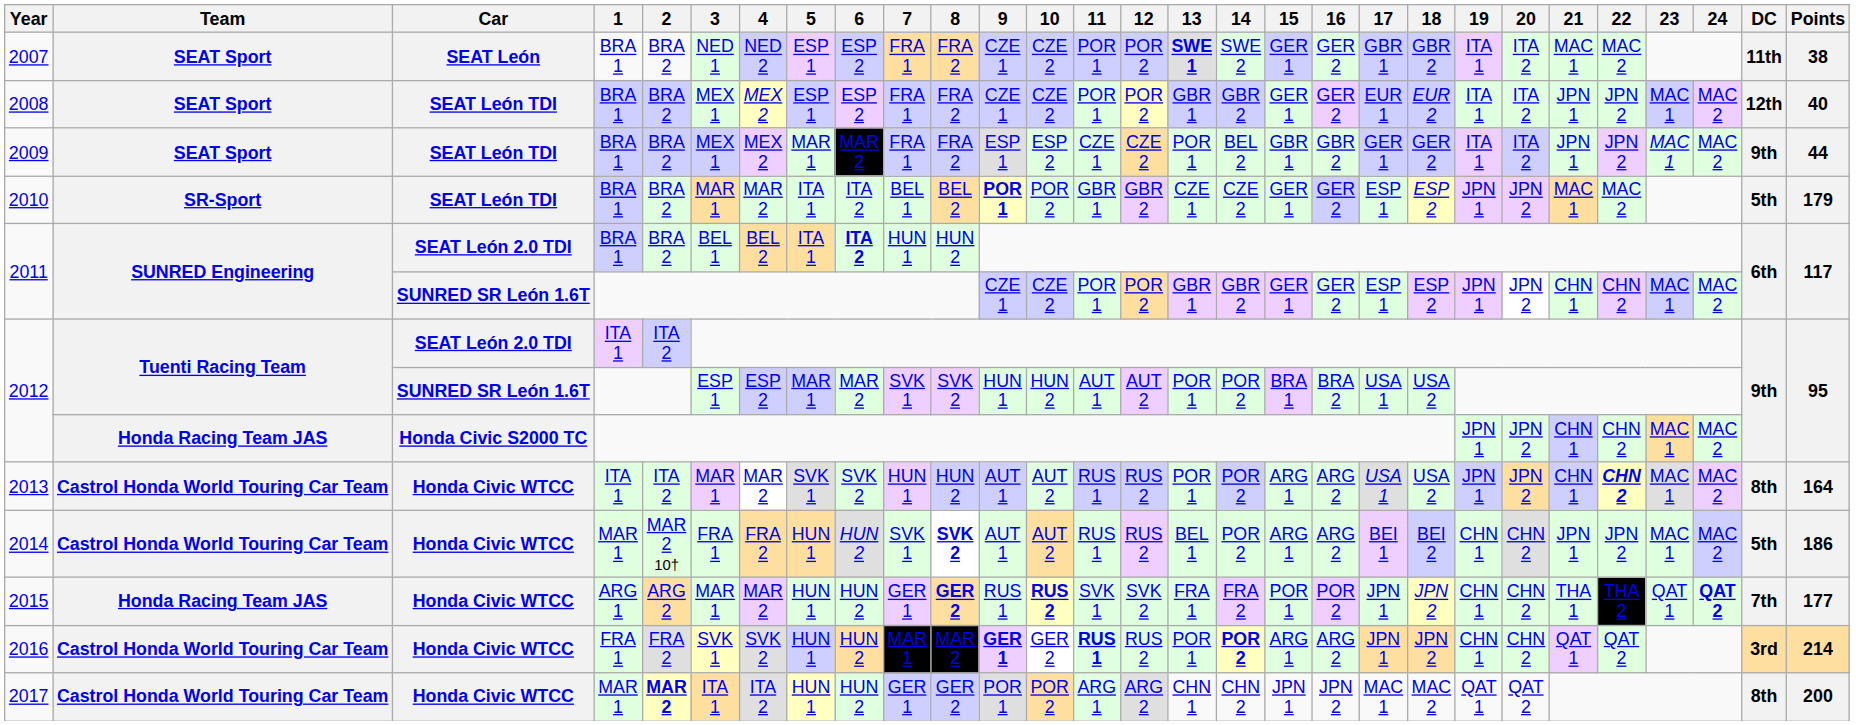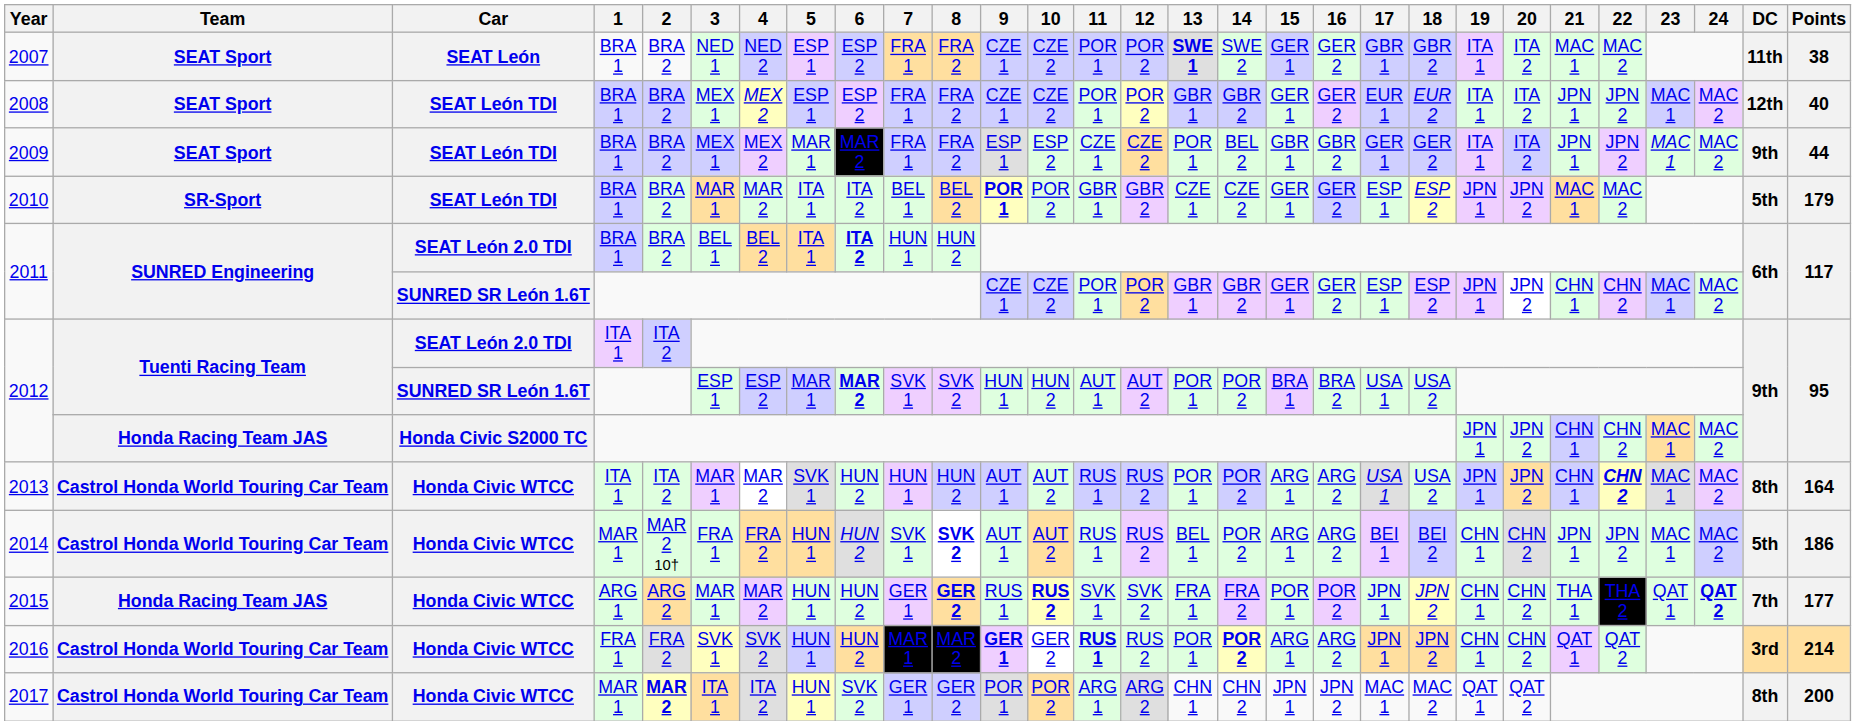(859, 390) normal -> (860, 390) bold
(859, 486) SVK 2 -> (860, 486) HUN 2
(859, 696) HUN 2 -> (860, 696) SVK 2
